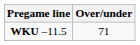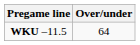(104, 31) 71 -> (104, 31) 64
